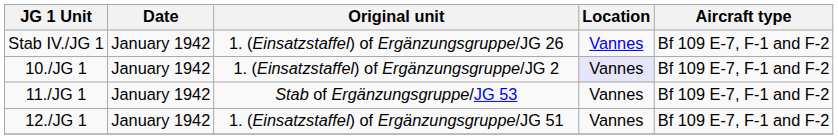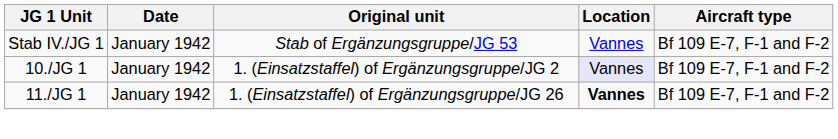(396, 43) 1. (Einsatzstaffel) of Ergänzungsgruppe/JG 26 -> (396, 43) Stab of Ergänzungsgruppe/JG 53
(396, 95) Stab of Ergänzungsgruppe/JG 53 -> (396, 95) 1. (Einsatzstaffel) of Ergänzungsgruppe/JG 26
(616, 95) normal -> (616, 95) bold
- row: (56, 120)
